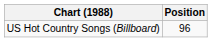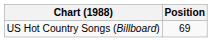(185, 28) 96 -> (185, 28) 69
